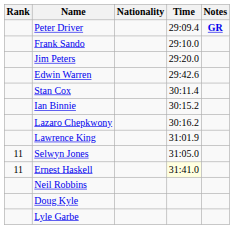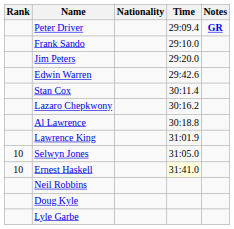- row: (55, 106)
+ row: (60, 122)
(18, 153) 11 -> (18, 153) 10
(18, 169) 11 -> (18, 169) 10
